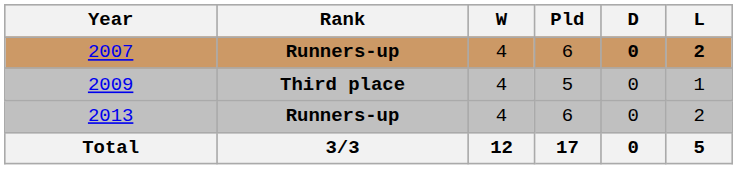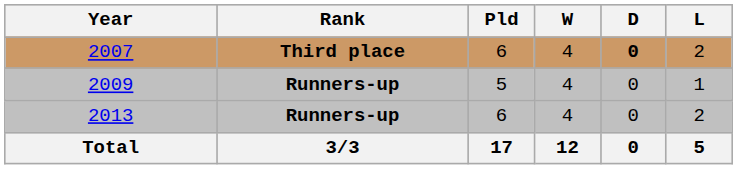columns swapped: (567, 20) <-> (502, 20)
(343, 52) Runners-up -> (343, 52) Third place
(699, 52) bold -> (699, 52) normal
(343, 84) Third place -> (343, 84) Runners-up
